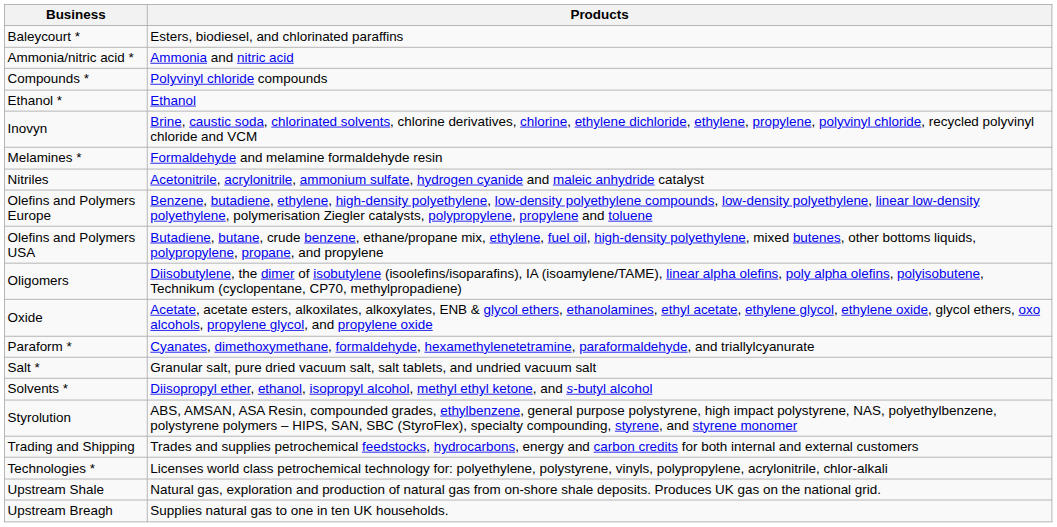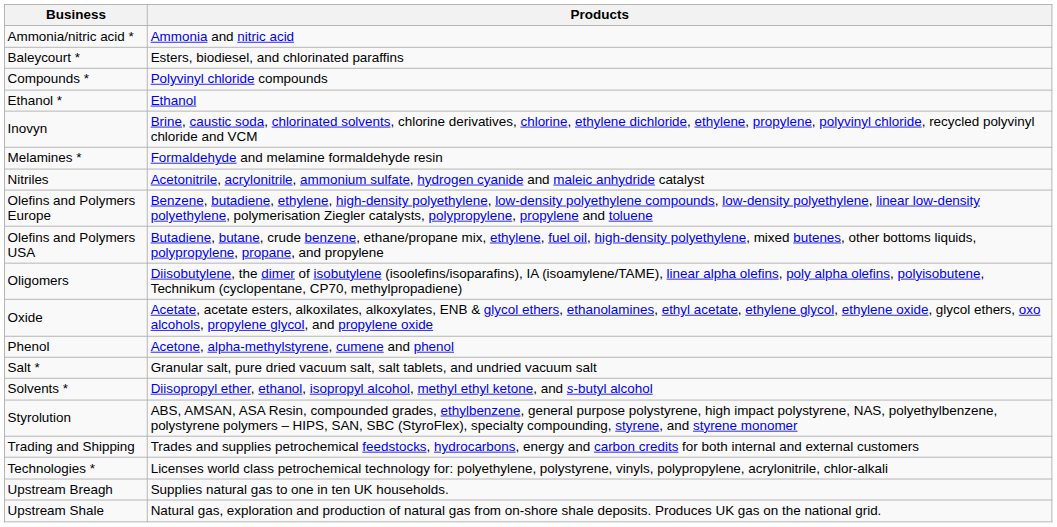rows swapped: (71, 57) <-> (44, 36)
- row: (40, 346)
+ row: (28, 346)
rows swapped: (56, 489) <-> (60, 510)
